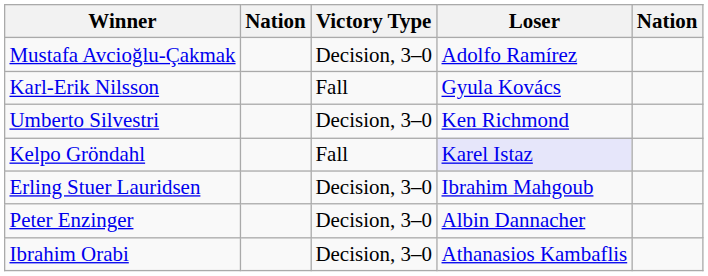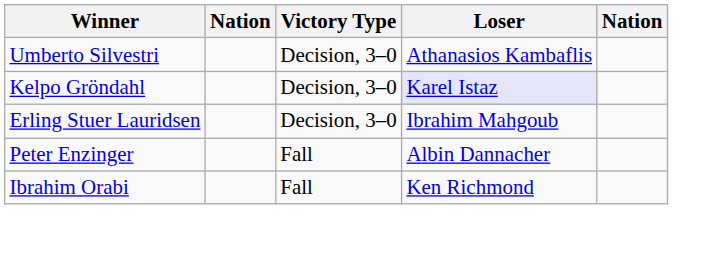- row: (123, 54)
- row: (84, 87)
(505, 120) Ken Richmond -> (499, 54) Athanasios Kambaflis
(332, 154) Fall -> (339, 87) Decision, 3–0
(374, 220) Decision, 3–0 -> (297, 154) Fall
(374, 253) Decision, 3–0 -> (297, 187) Fall
(534, 253) Athanasios Kambaflis -> (470, 187) Ken Richmond
